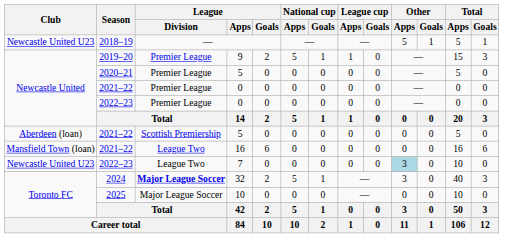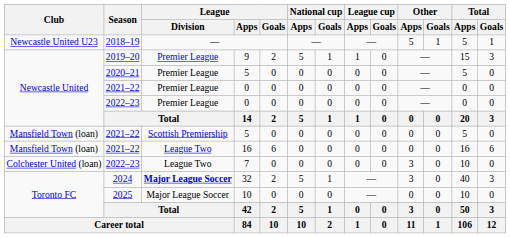(51, 133) Aberdeen (loan) -> (54, 133) Mansfield Town (loan)
(51, 164) Newcastle United U23 -> (54, 164) Colchester United (loan)
(404, 164) lightblue background -> (411, 164) no background
